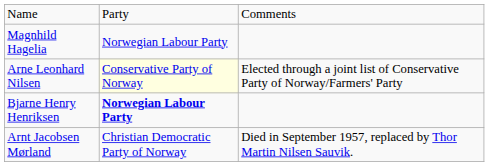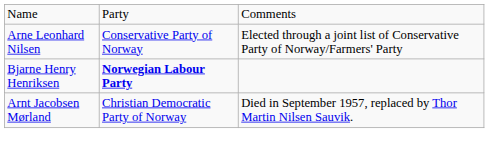- row: (32, 41)
(157, 75) lightyellow background -> (157, 41) no background
